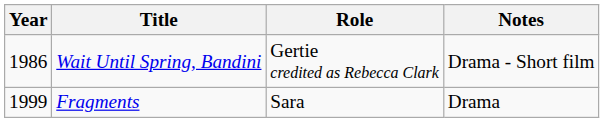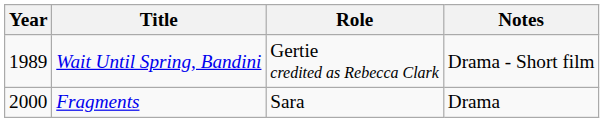(28, 60) 1986 -> (28, 60) 1989
(28, 102) 1999 -> (28, 102) 2000
